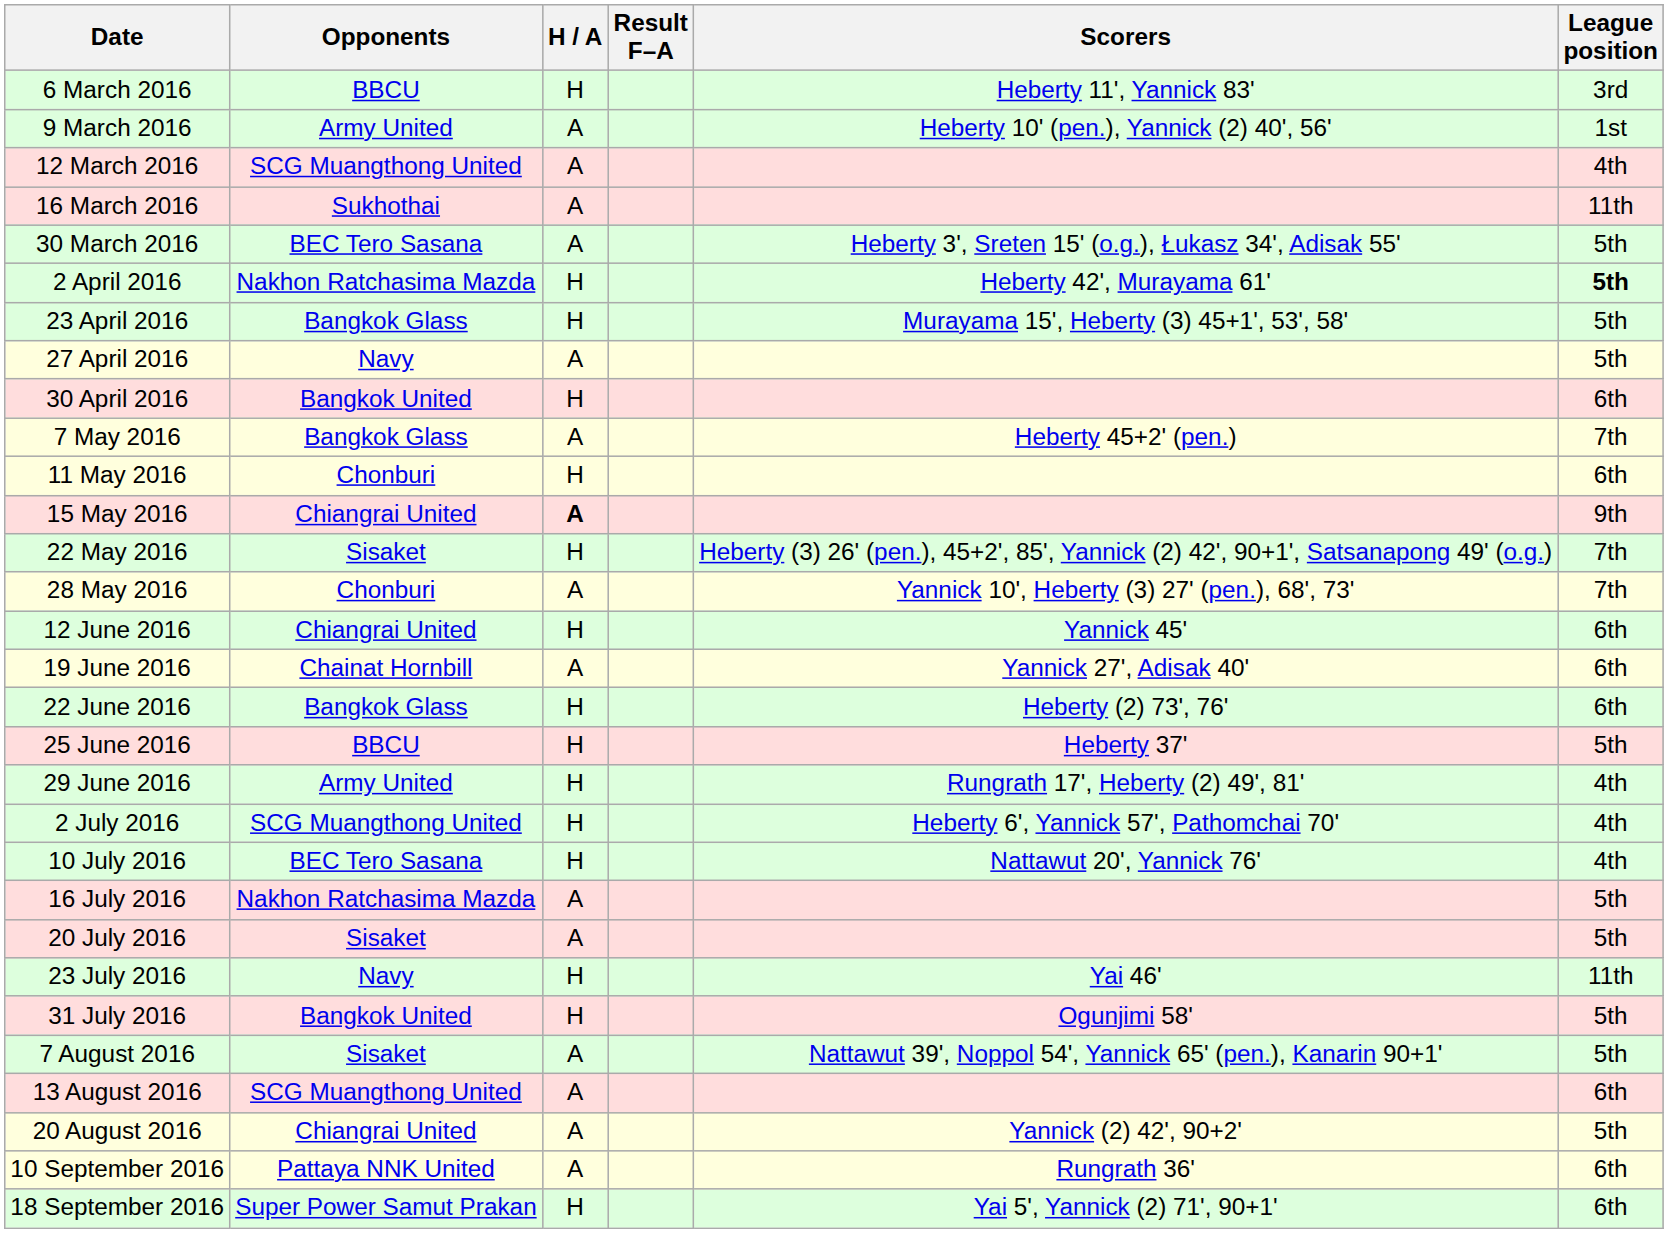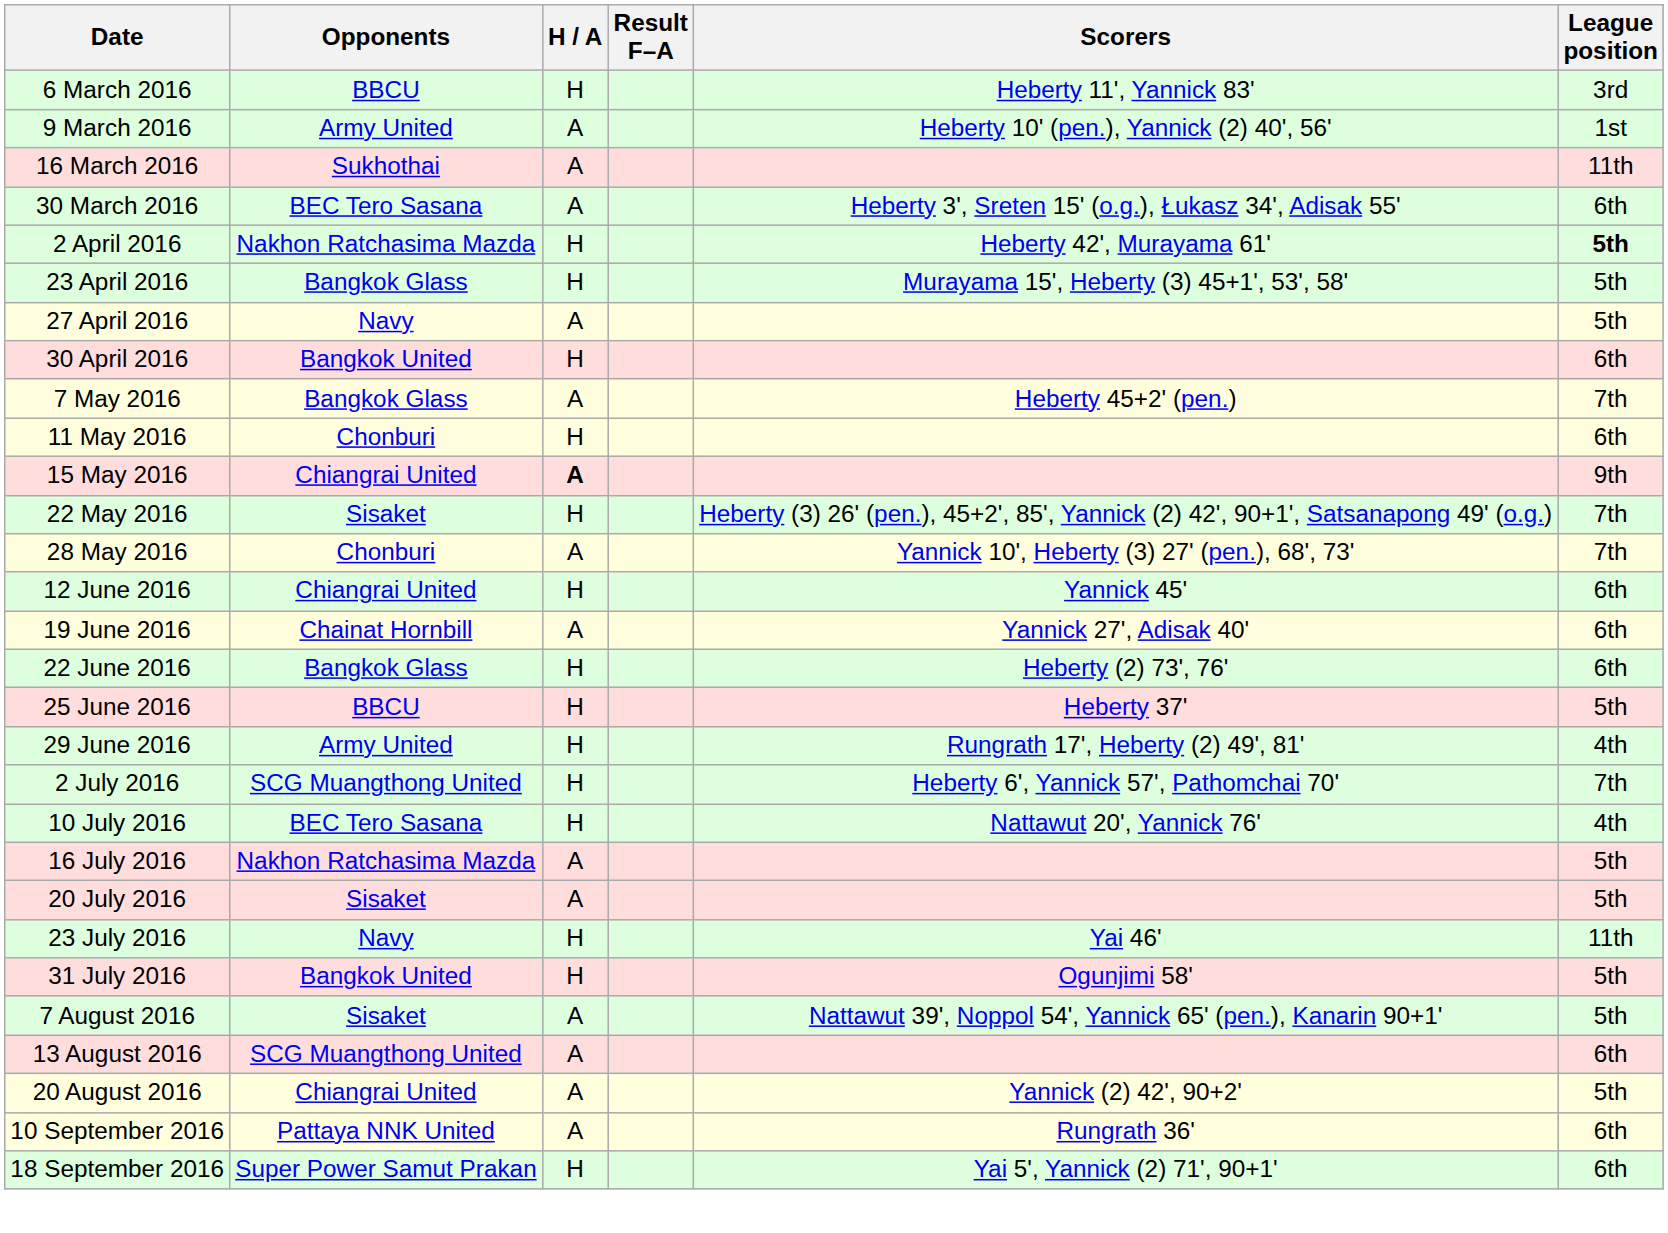- row: (117, 166)
(1611, 243) 5th -> (1611, 205) 6th
(1611, 822) 4th -> (1611, 783) 7th
